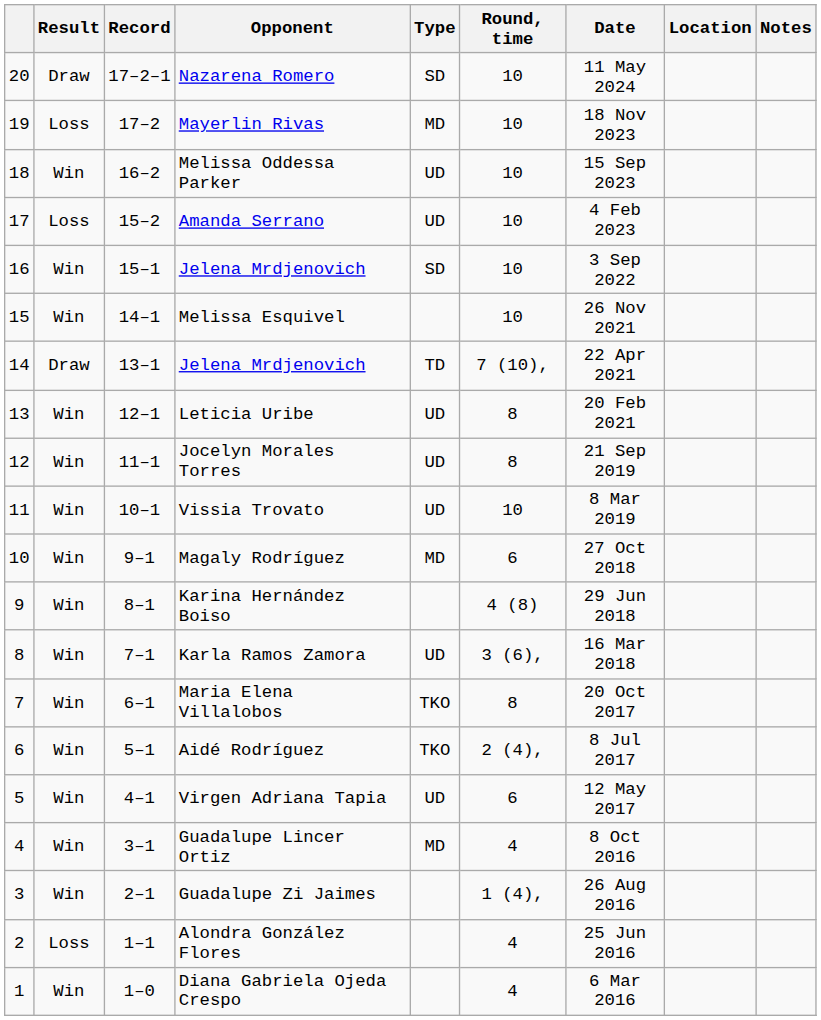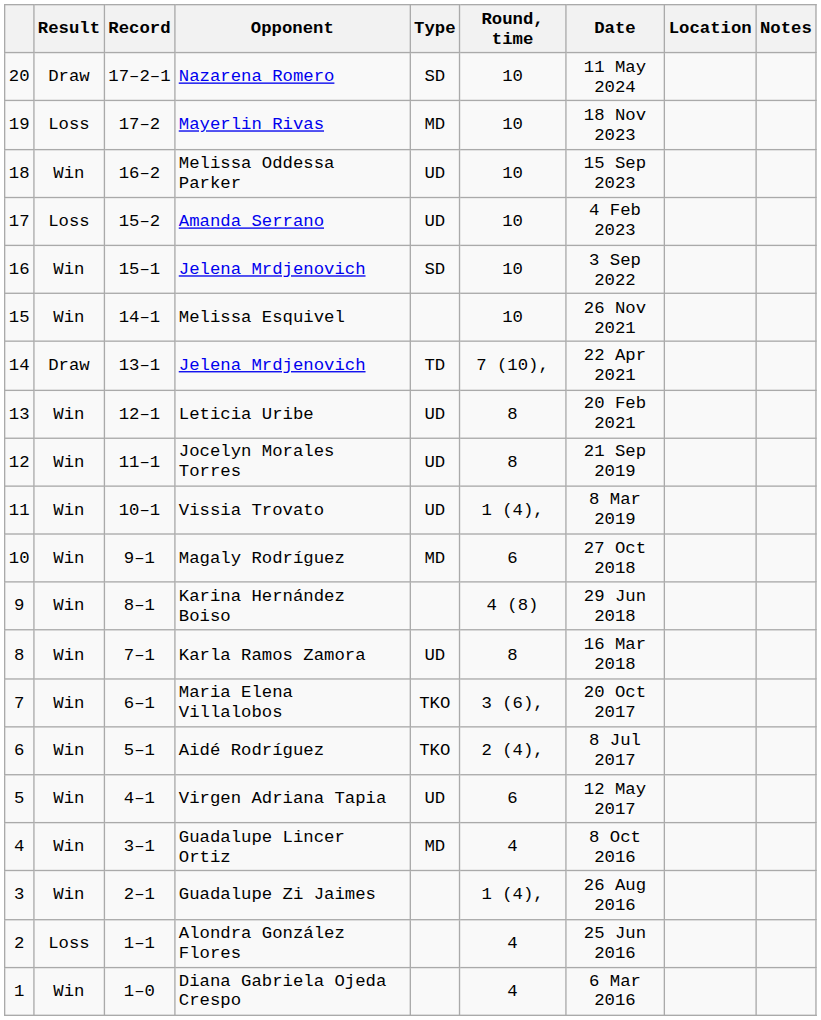(513, 510) 10 -> (513, 510) 1 (4),
(513, 654) 3 (6), -> (513, 654) 8
(513, 703) 8 -> (513, 703) 3 (6),
